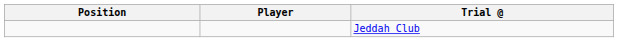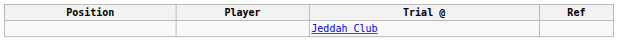+ column: (576, 13)
